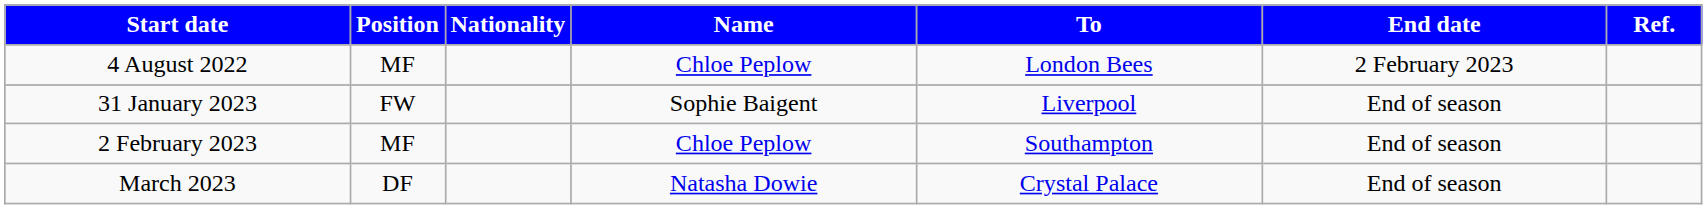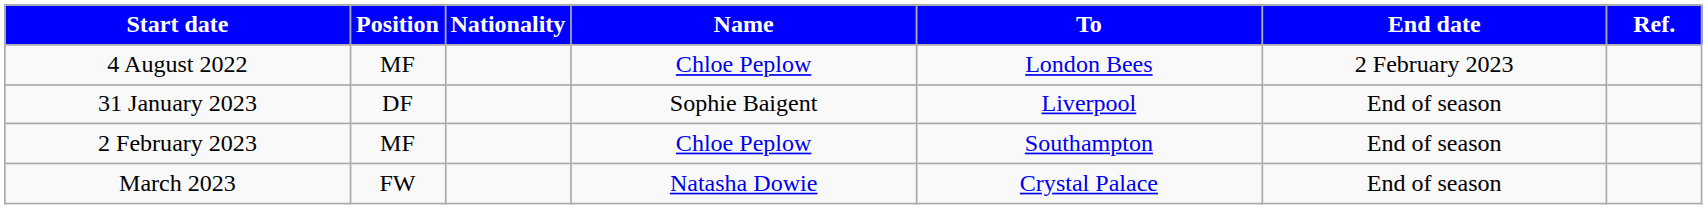(397, 104) FW -> (397, 104) DF
(397, 183) DF -> (397, 183) FW
